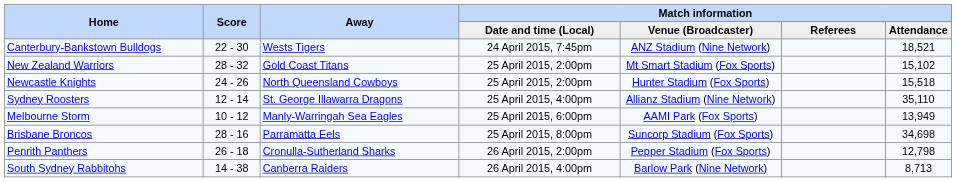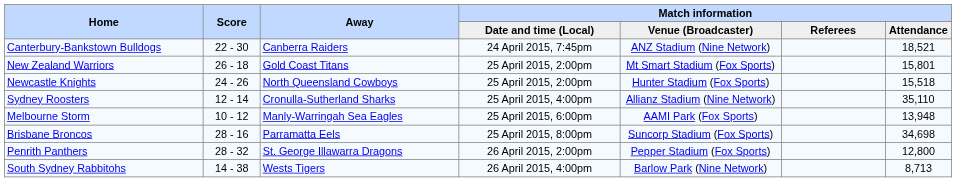(294, 48) Wests Tigers -> (305, 48) Canberra Raiders
(232, 65) 28 - 32 -> (232, 65) 26 - 18
(918, 65) 15,102 -> (918, 65) 15,801
(333, 99) St. George Illawarra Dragons -> (329, 99) Cronulla-Sutherland Sharks
(918, 116) 13,949 -> (918, 116) 13,948
(232, 151) 26 - 18 -> (232, 151) 28 - 32
(329, 151) Cronulla-Sutherland Sharks -> (333, 151) St. George Illawarra Dragons
(918, 151) 12,798 -> (918, 151) 12,800
(305, 168) Canberra Raiders -> (294, 168) Wests Tigers
